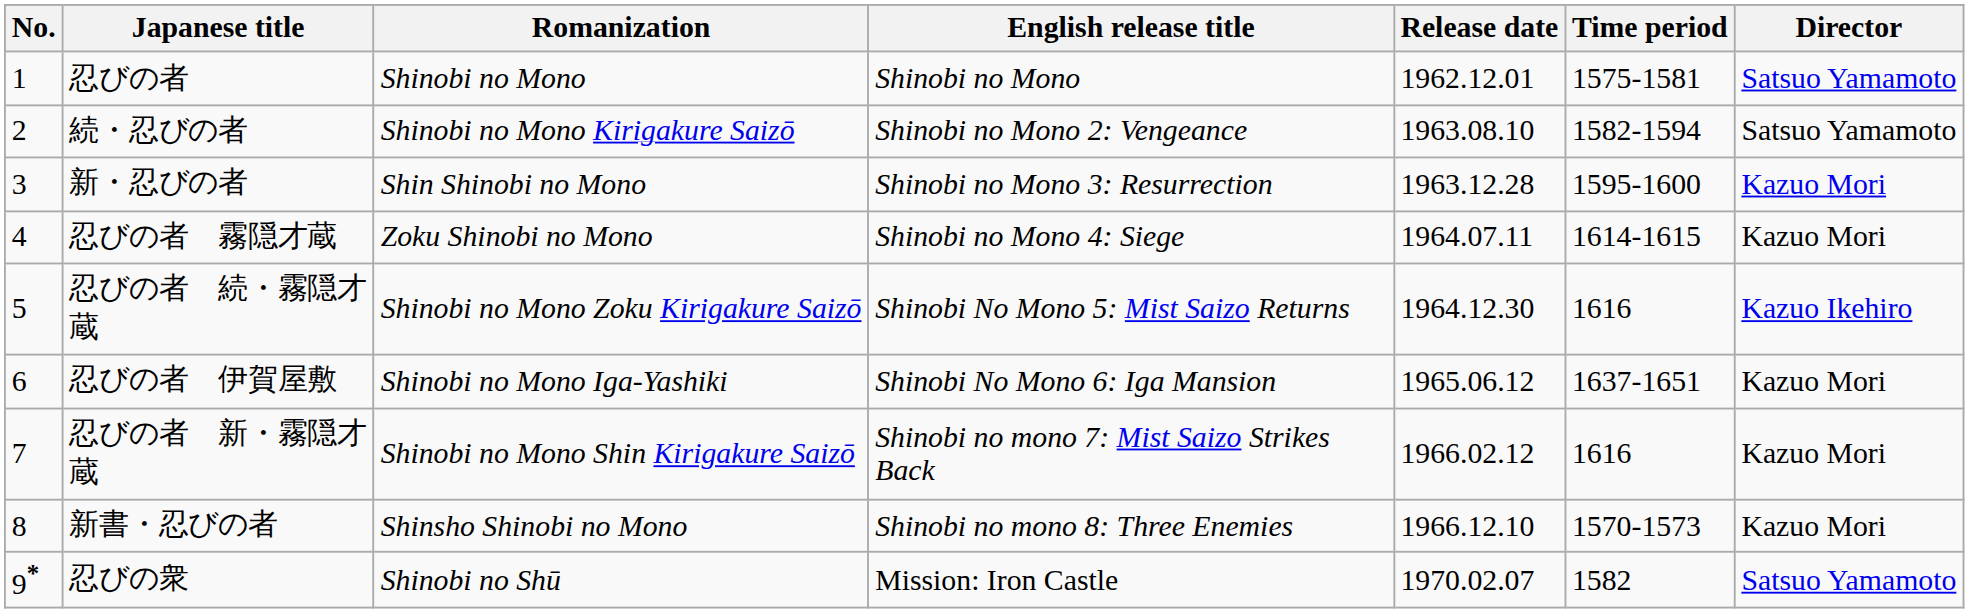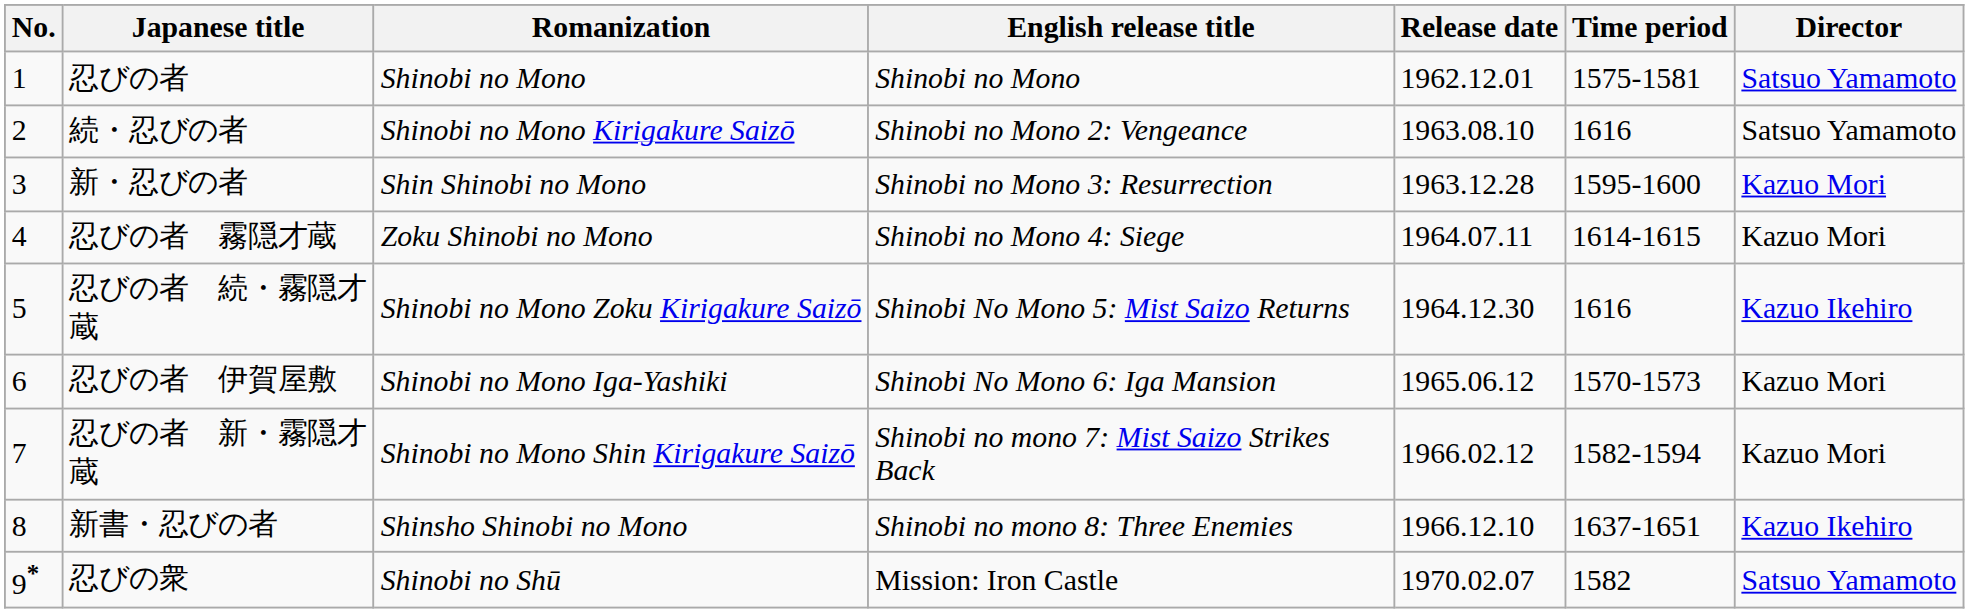(1636, 130) 1582-1594 -> (1602, 130) 1616
(1636, 381) 1637-1651 -> (1636, 381) 1570-1573
(1602, 453) 1616 -> (1636, 453) 1582-1594
(1636, 525) 1570-1573 -> (1636, 525) 1637-1651
(1814, 525) Kazuo Mori -> (1827, 525) Kazuo Ikehiro
